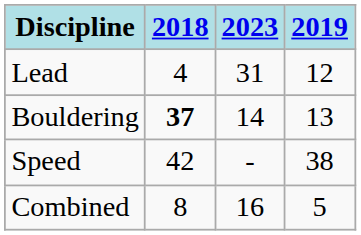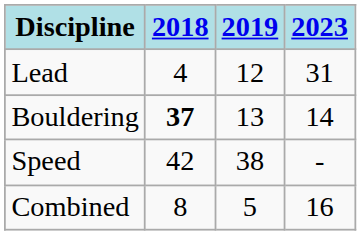columns swapped: (320, 26) <-> (250, 26)
